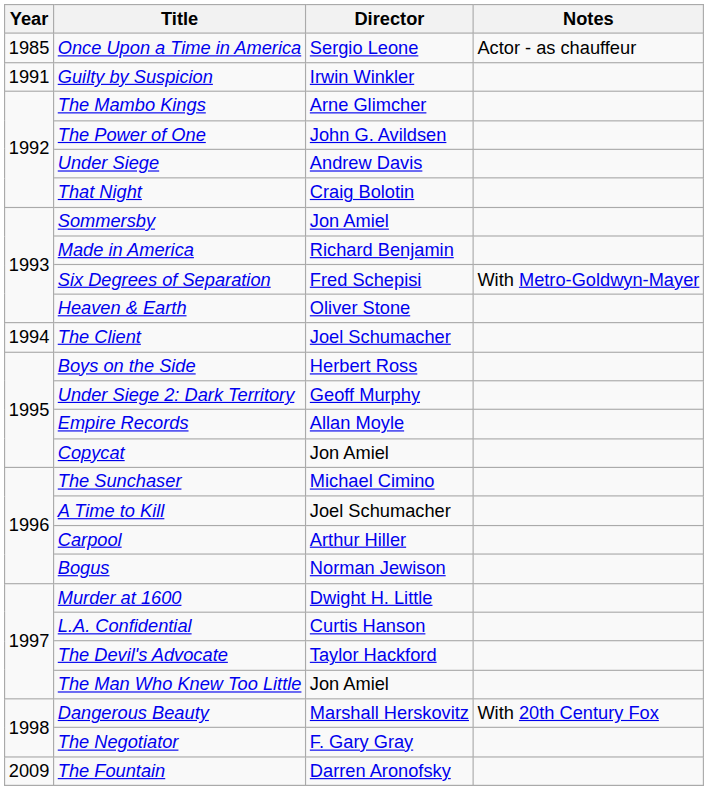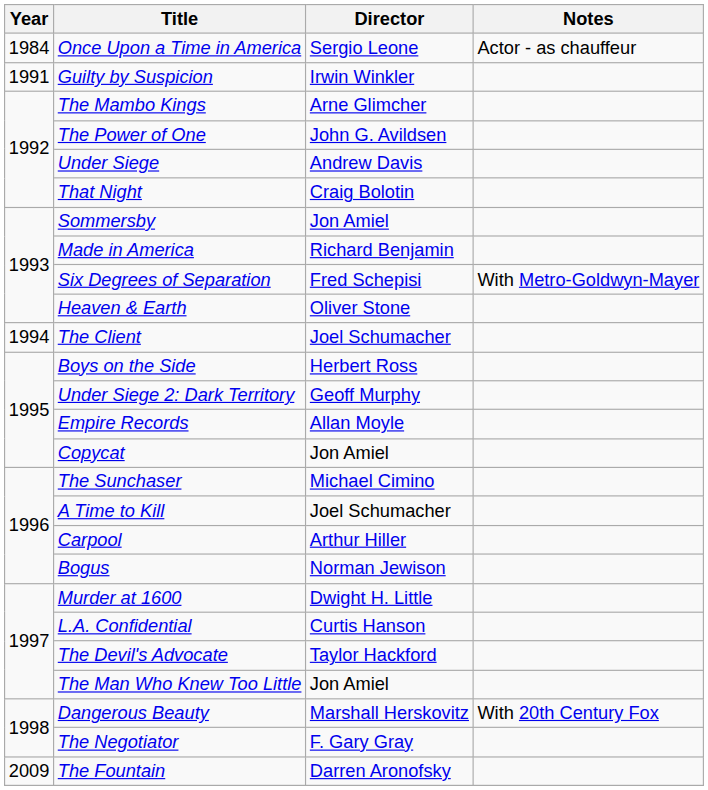(29, 47) 1985 -> (29, 47) 1984
